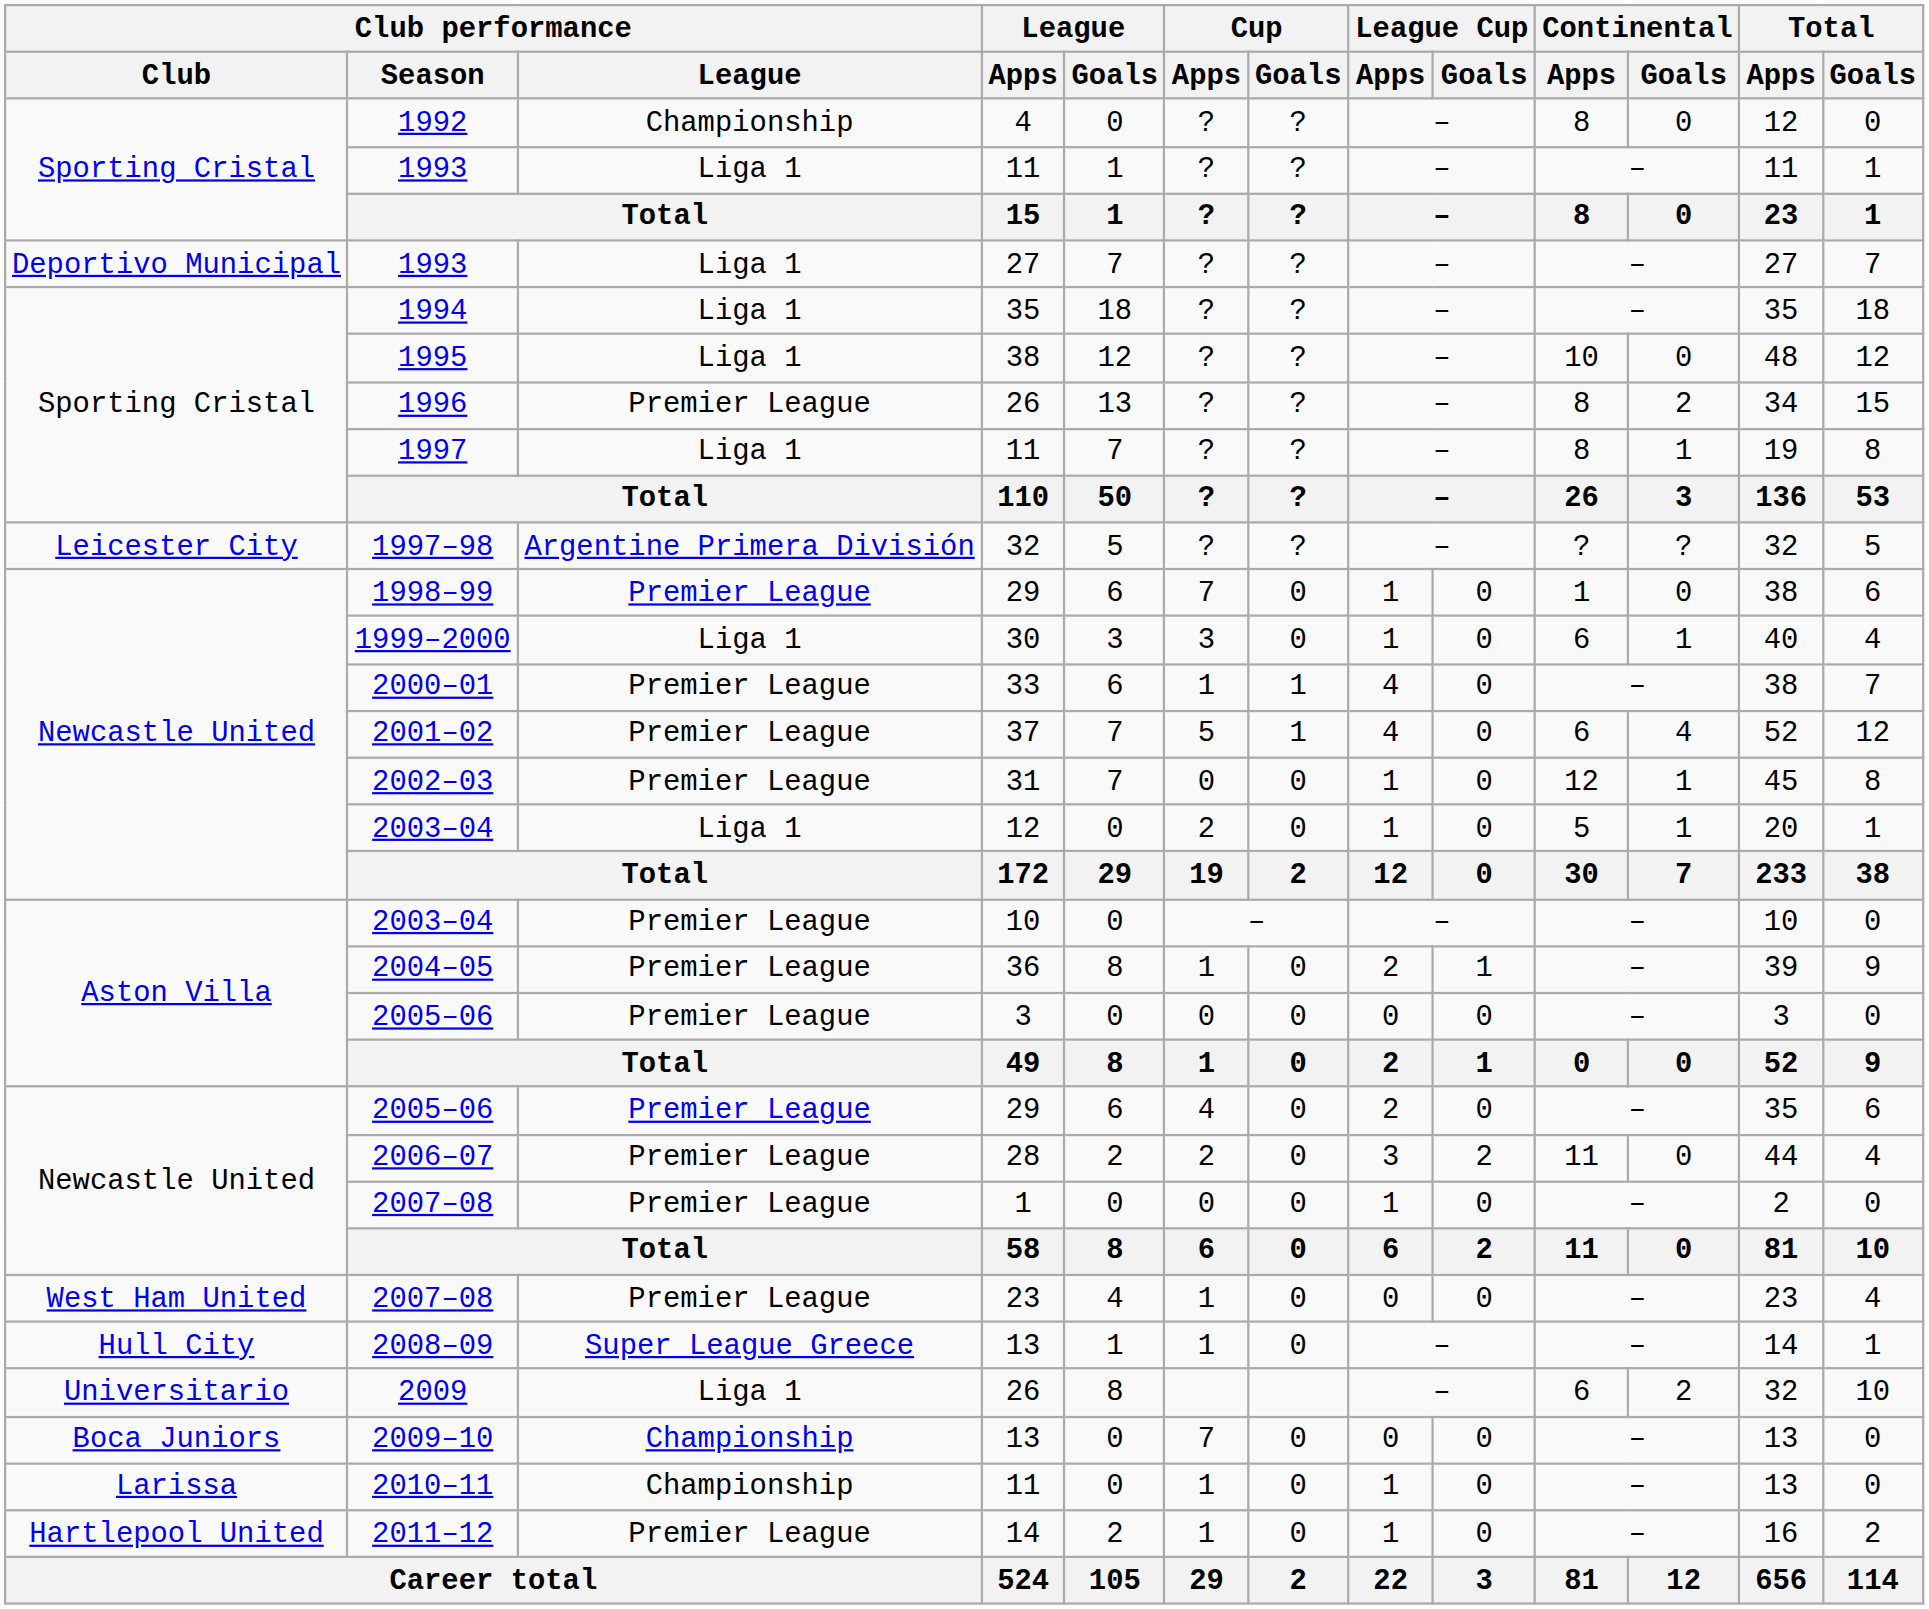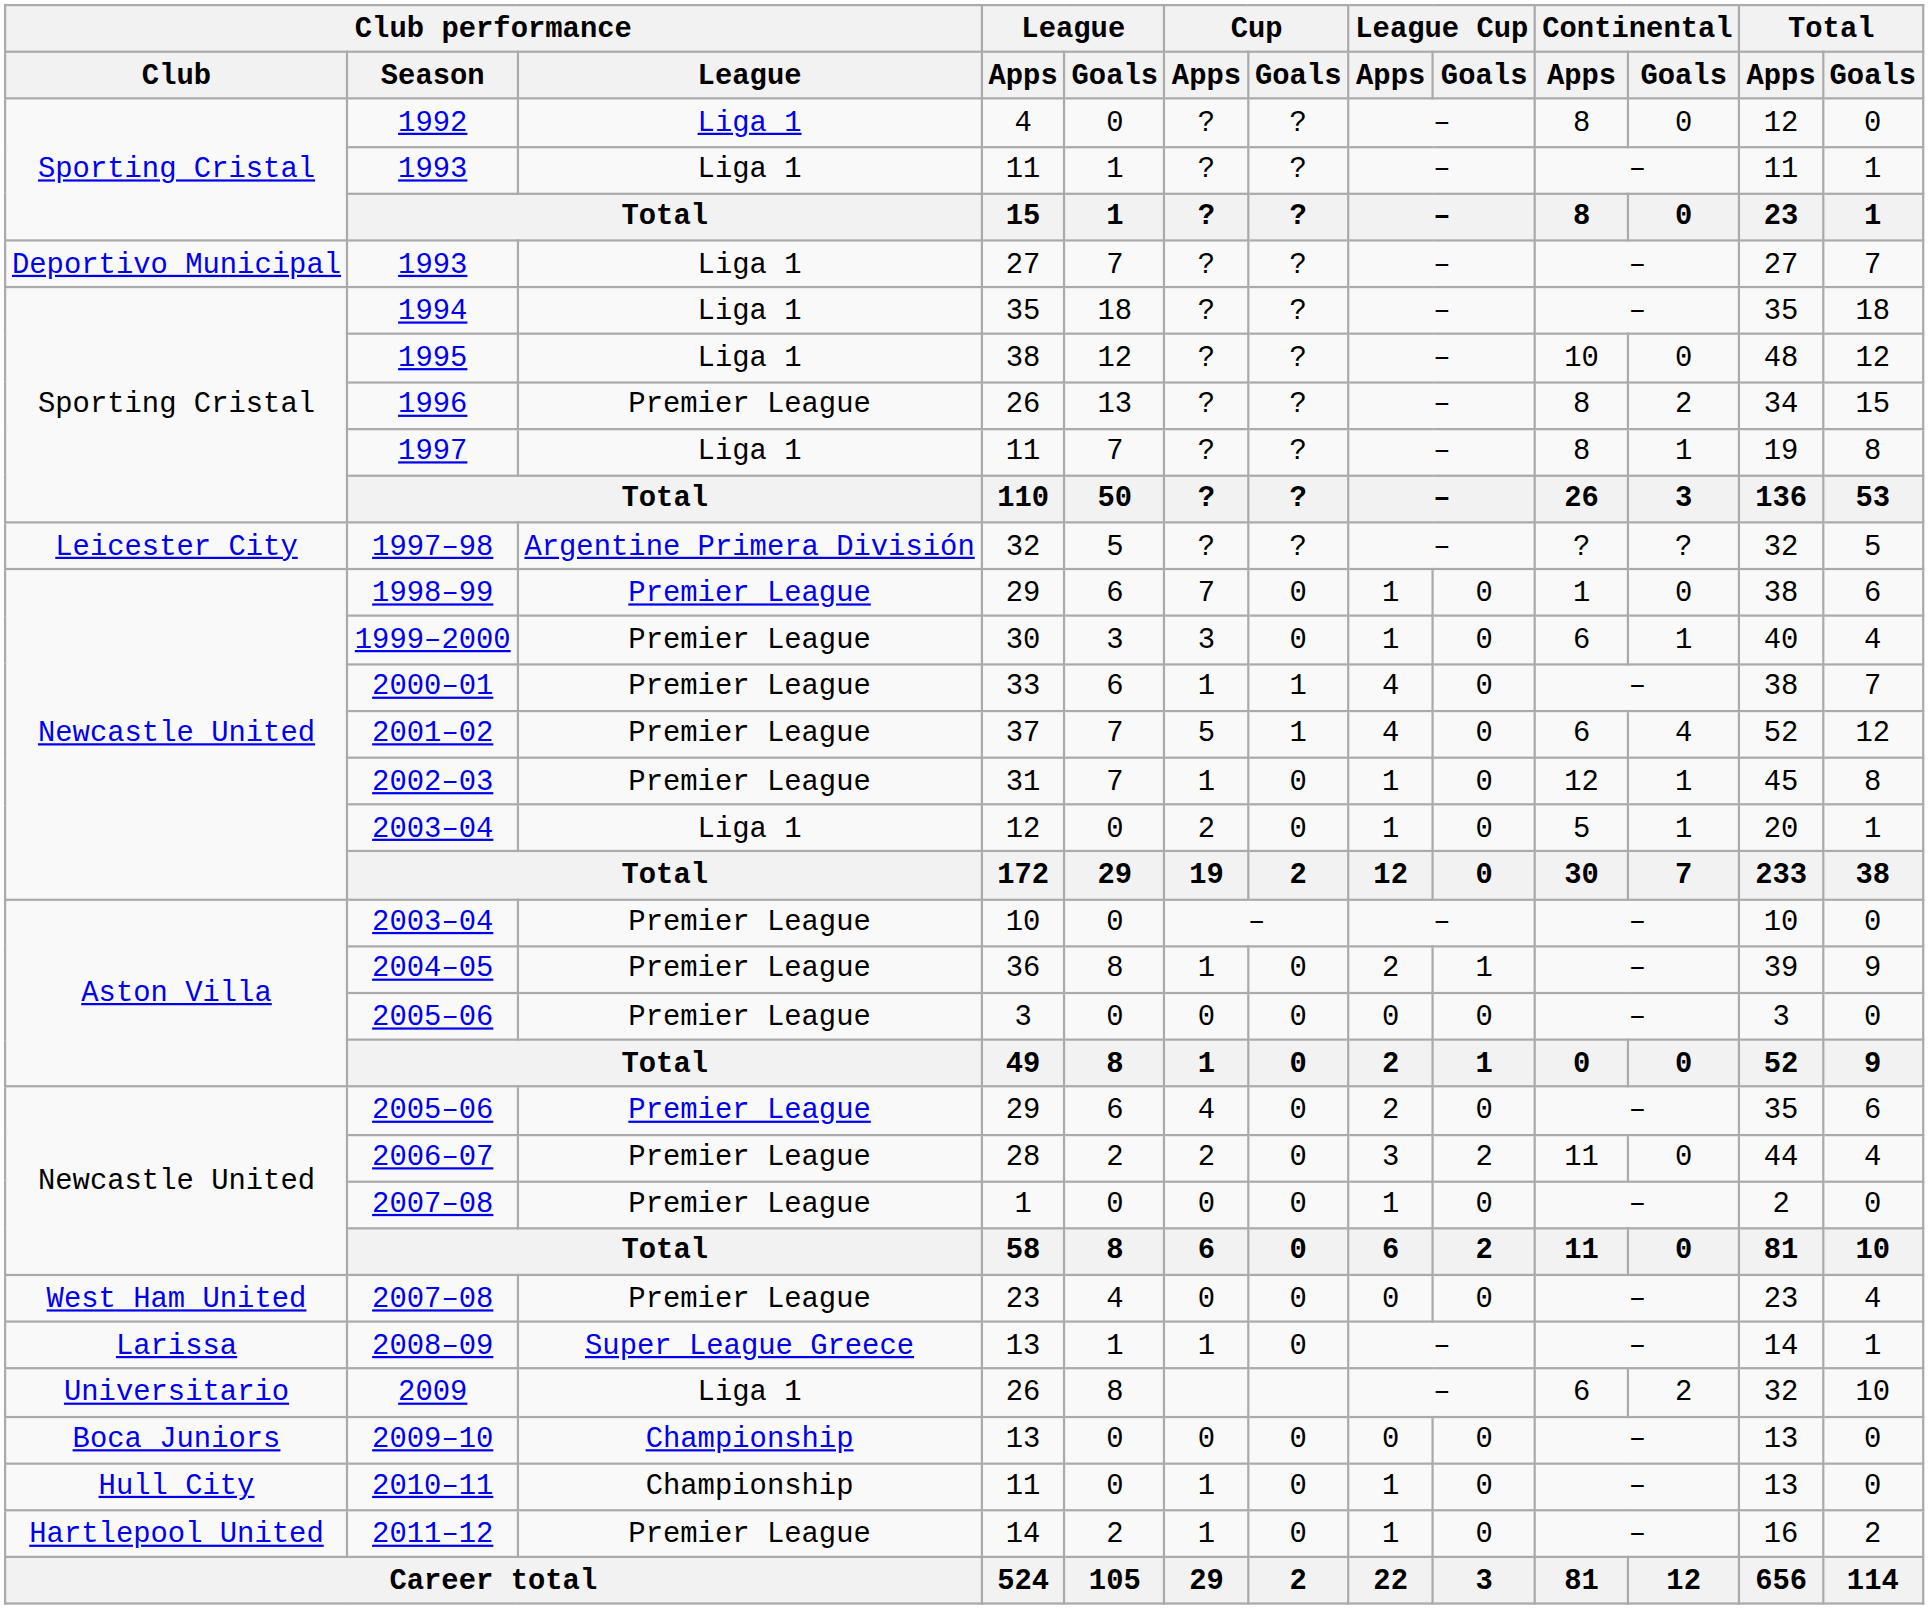(750, 123) Championship -> (750, 123) Liga 1
(750, 640) Liga 1 -> (750, 640) Premier League
(1207, 781) 0 -> (1207, 781) 1
(1207, 1299) 1 -> (1207, 1299) 0
(177, 1346) Hull City -> (177, 1346) Larissa
(1207, 1440) 7 -> (1207, 1440) 0
(177, 1487) Larissa -> (177, 1487) Hull City
